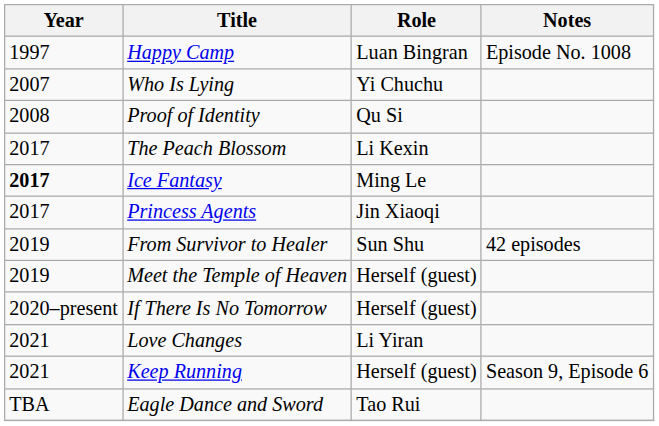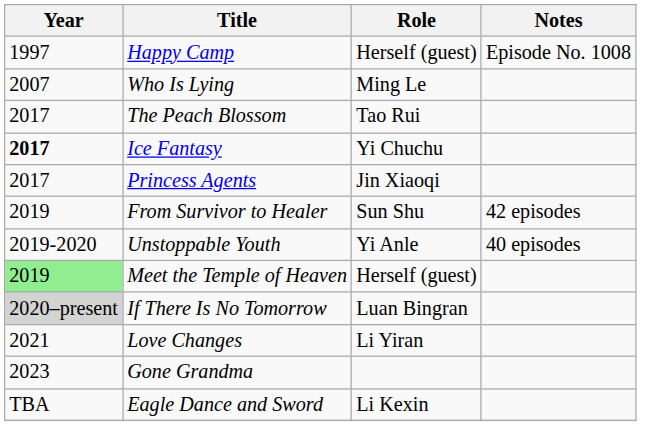(412, 52) Luan Bingran -> (416, 52) Herself (guest)
(400, 84) Yi Chuchu -> (391, 84) Ming Le
- row: (193, 116)
(392, 148) Li Kexin -> (388, 116) Tao Rui
(391, 180) Ming Le -> (400, 148) Yi Chuchu
+ row: (204, 244)
(29, 276) no background -> (29, 276) lightgreen background
(64, 308) no background -> (64, 308) lightgrey background
(416, 308) Herself (guest) -> (412, 308) Luan Bingran
- row: (185, 372)
+ row: (190, 372)
(388, 404) Tao Rui -> (392, 404) Li Kexin
